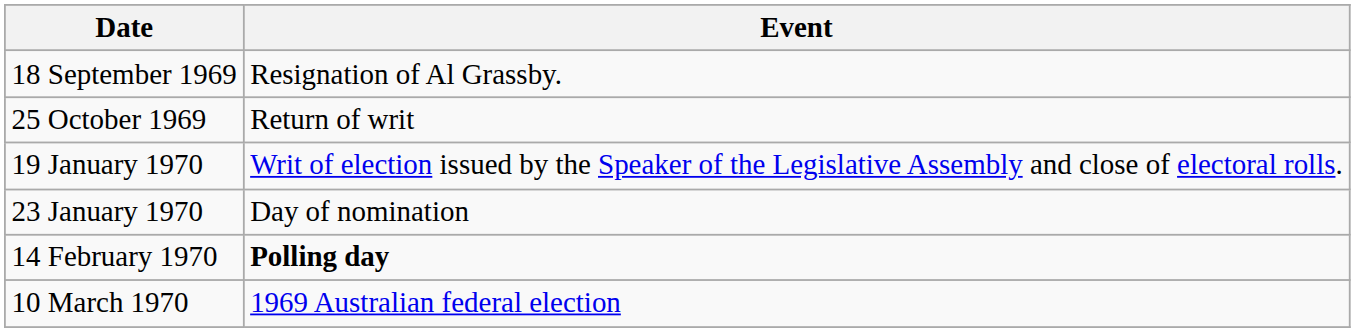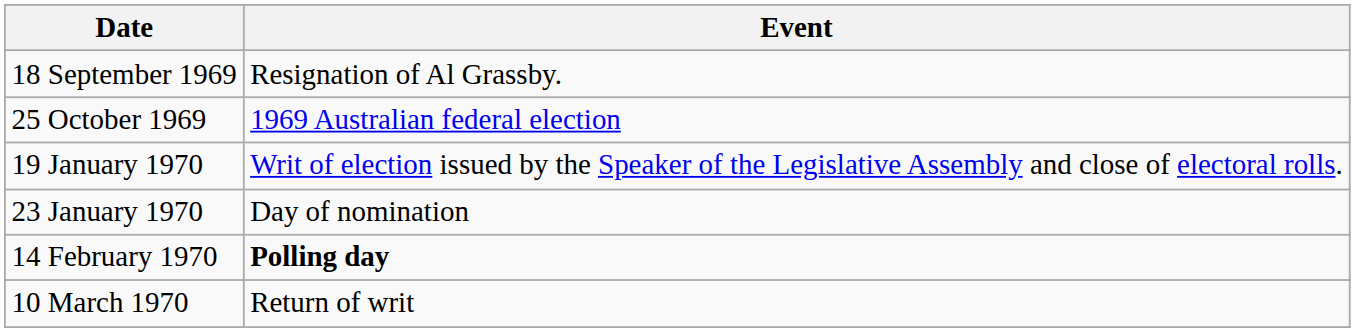(332, 119) Return of writ -> (435, 119) 1969 Australian federal election
(435, 303) 1969 Australian federal election -> (332, 303) Return of writ
